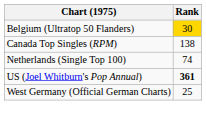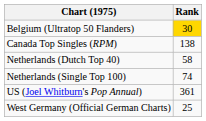+ row: (63, 60)
(187, 76) bold -> (187, 92) normal
